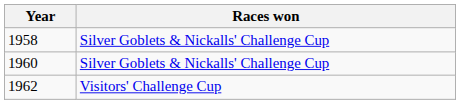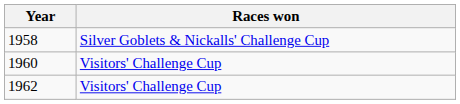(205, 63) Silver Goblets & Nickalls' Challenge Cup -> (151, 63) Visitors' Challenge Cup
